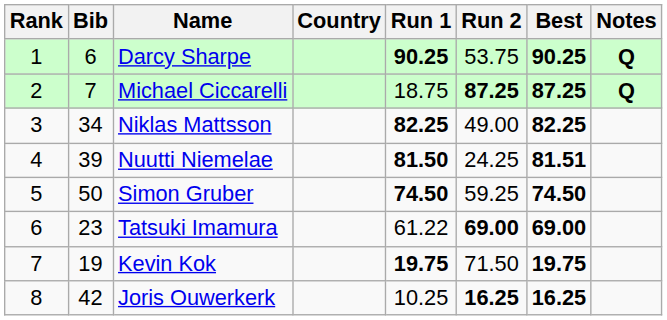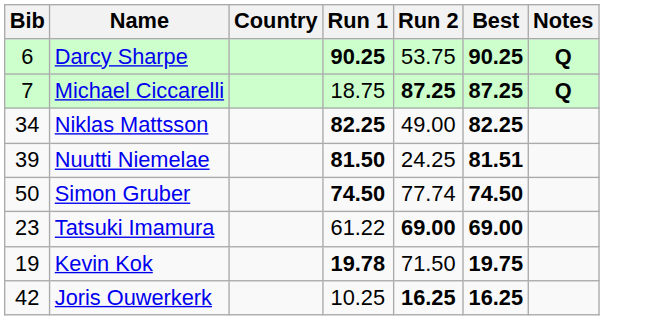- column: (36, 21)
(492, 194) 59.25 -> (428, 194) 77.74
(421, 263) 19.75 -> (358, 263) 19.78
